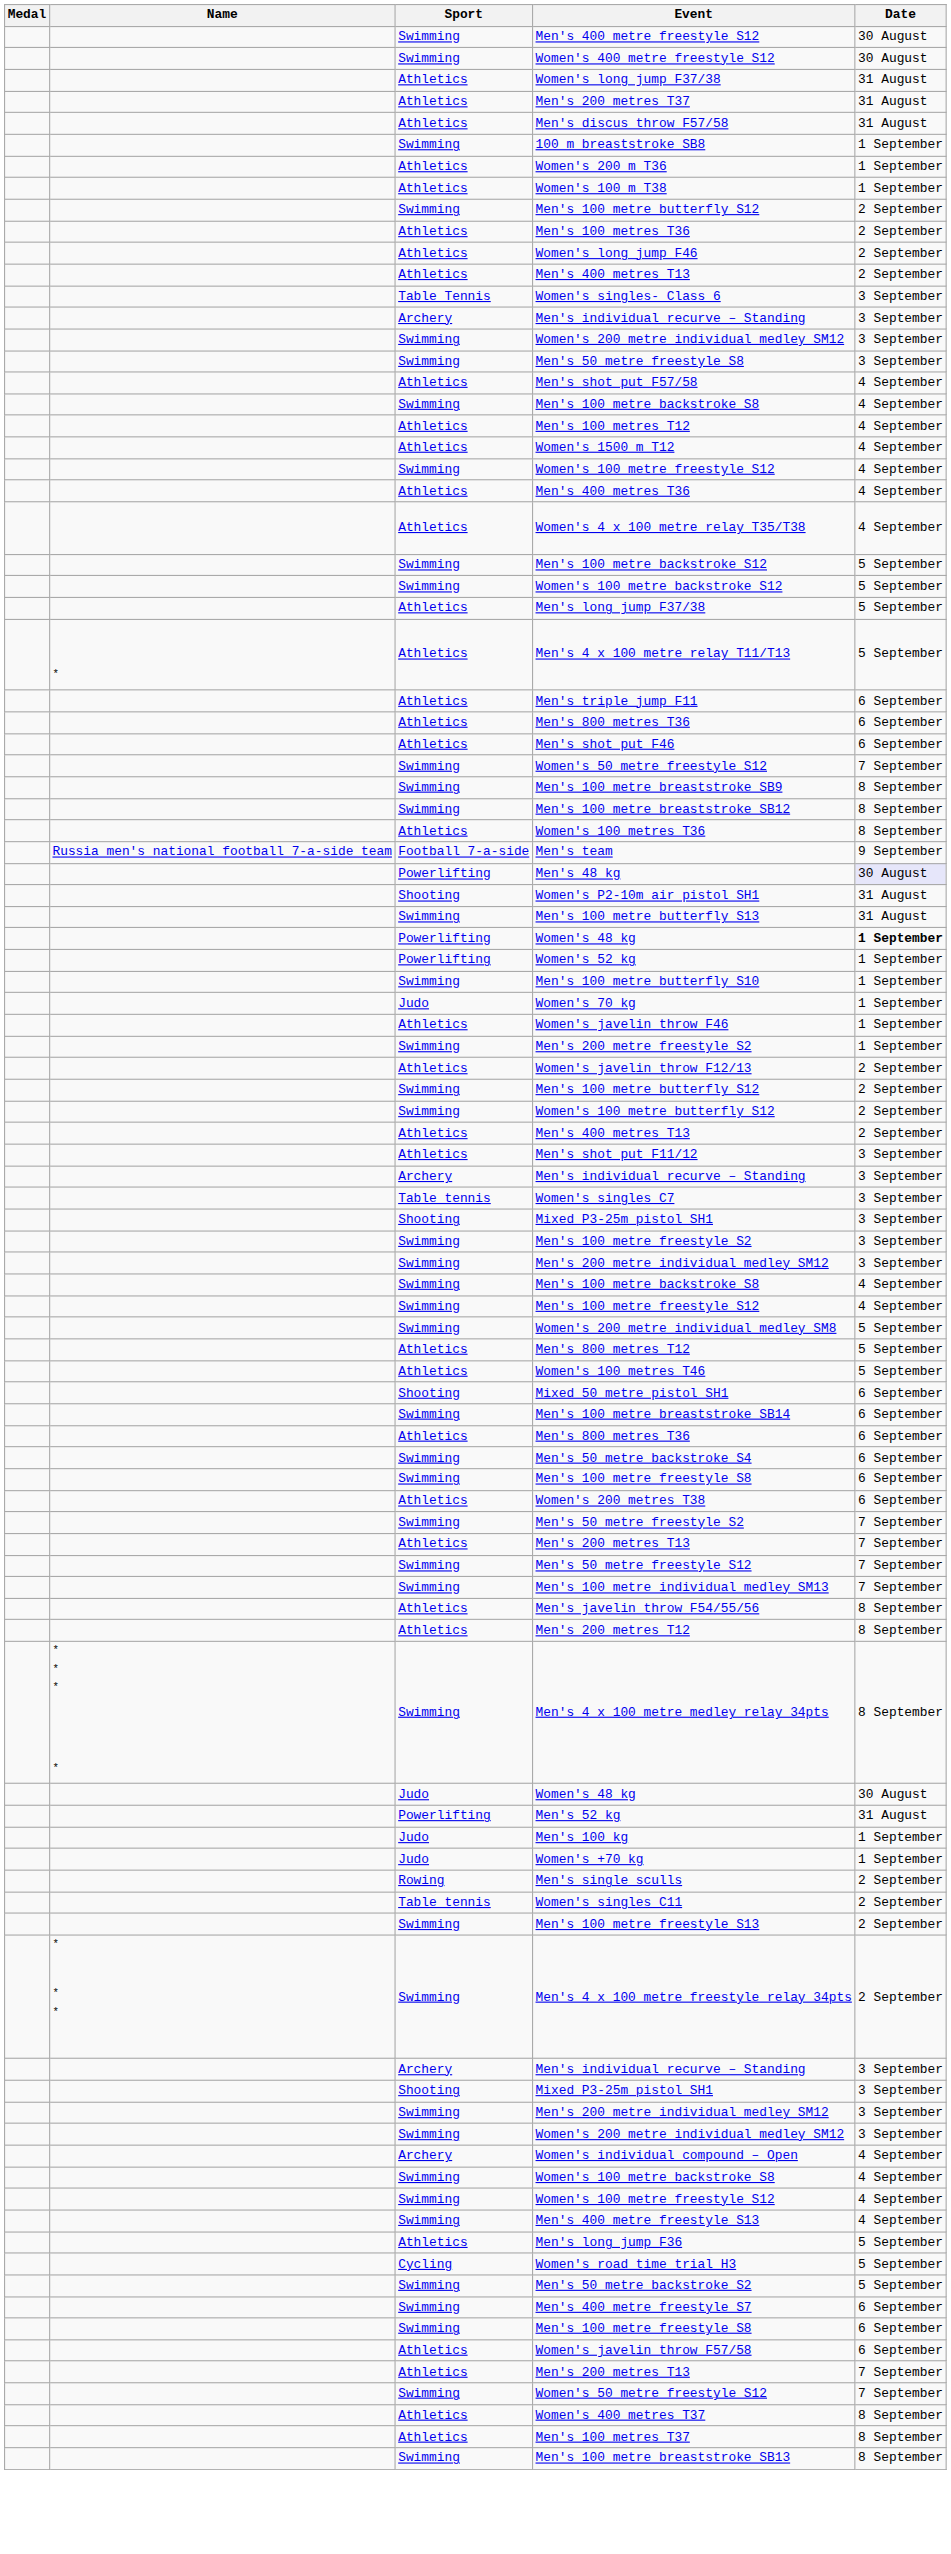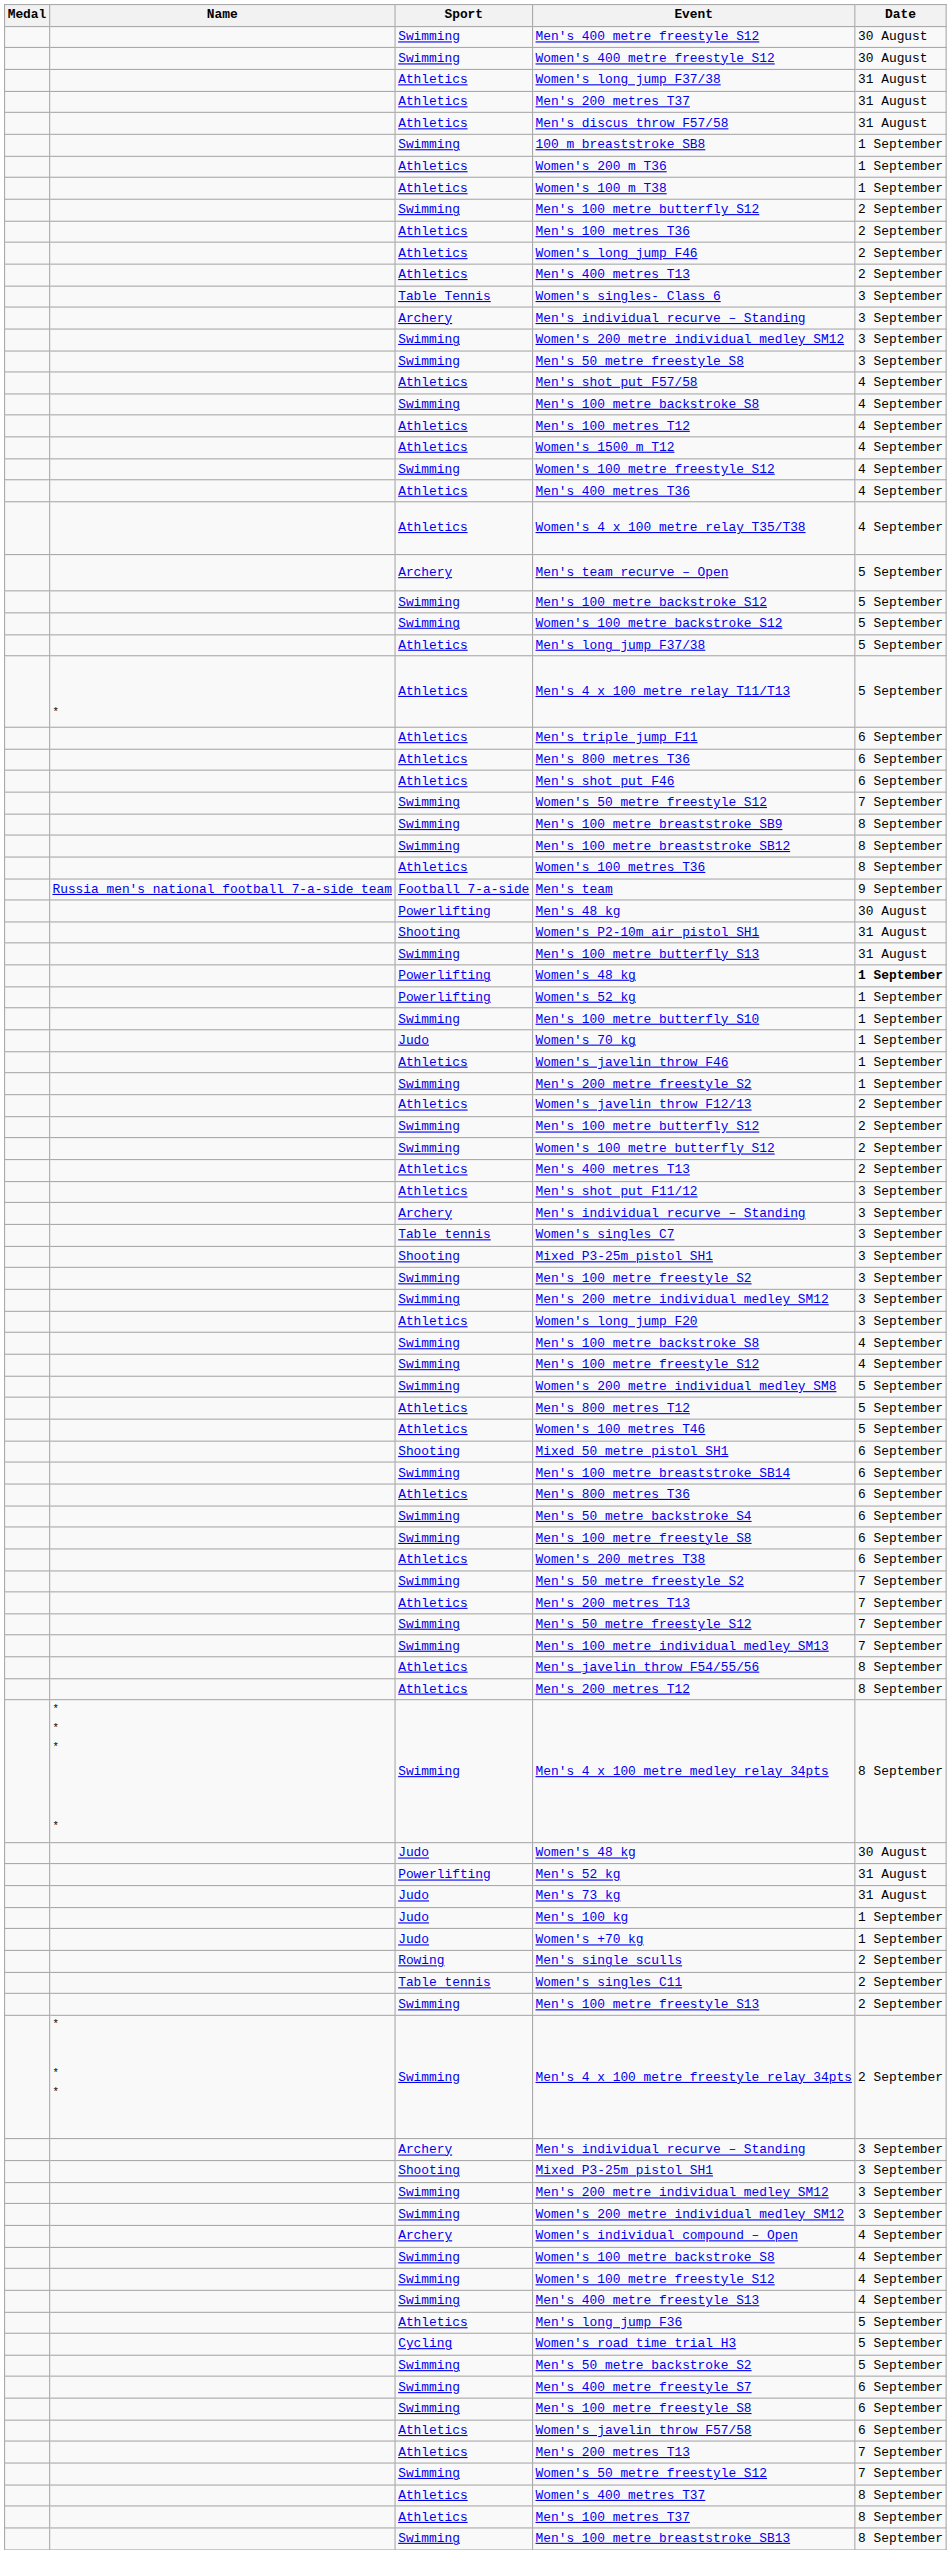+ row: (425, 572)
(893, 874) lavender background -> (893, 911) no background
+ row: (433, 1321)
+ row: (414, 1896)
